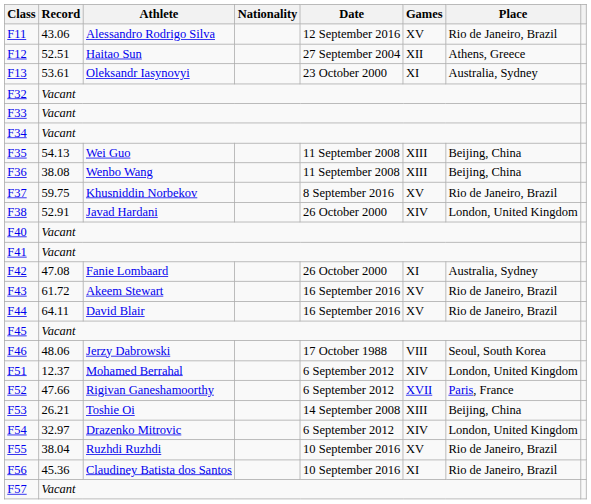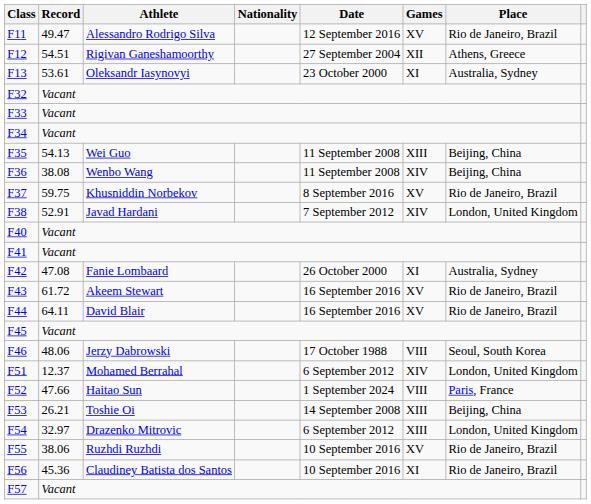(55, 34) 43.06 -> (55, 34) 49.47
(55, 53) 52.51 -> (55, 53) 54.51
(114, 53) Haitao Sun -> (150, 53) Rigivan Ganeshamoorthy
(417, 172) XIII -> (417, 172) XIV
(345, 212) 26 October 2000 -> (349, 212) 7 September 2012
(150, 390) Rigivan Ganeshamoorthy -> (114, 390) Haitao Sun
(349, 390) 6 September 2012 -> (349, 390) 1 September 2024
(419, 390) XVII -> (417, 390) VIII
(417, 430) XIV -> (417, 430) XIII
(55, 449) 38.04 -> (55, 449) 38.06
